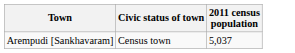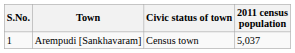+ column: (18, 18)
